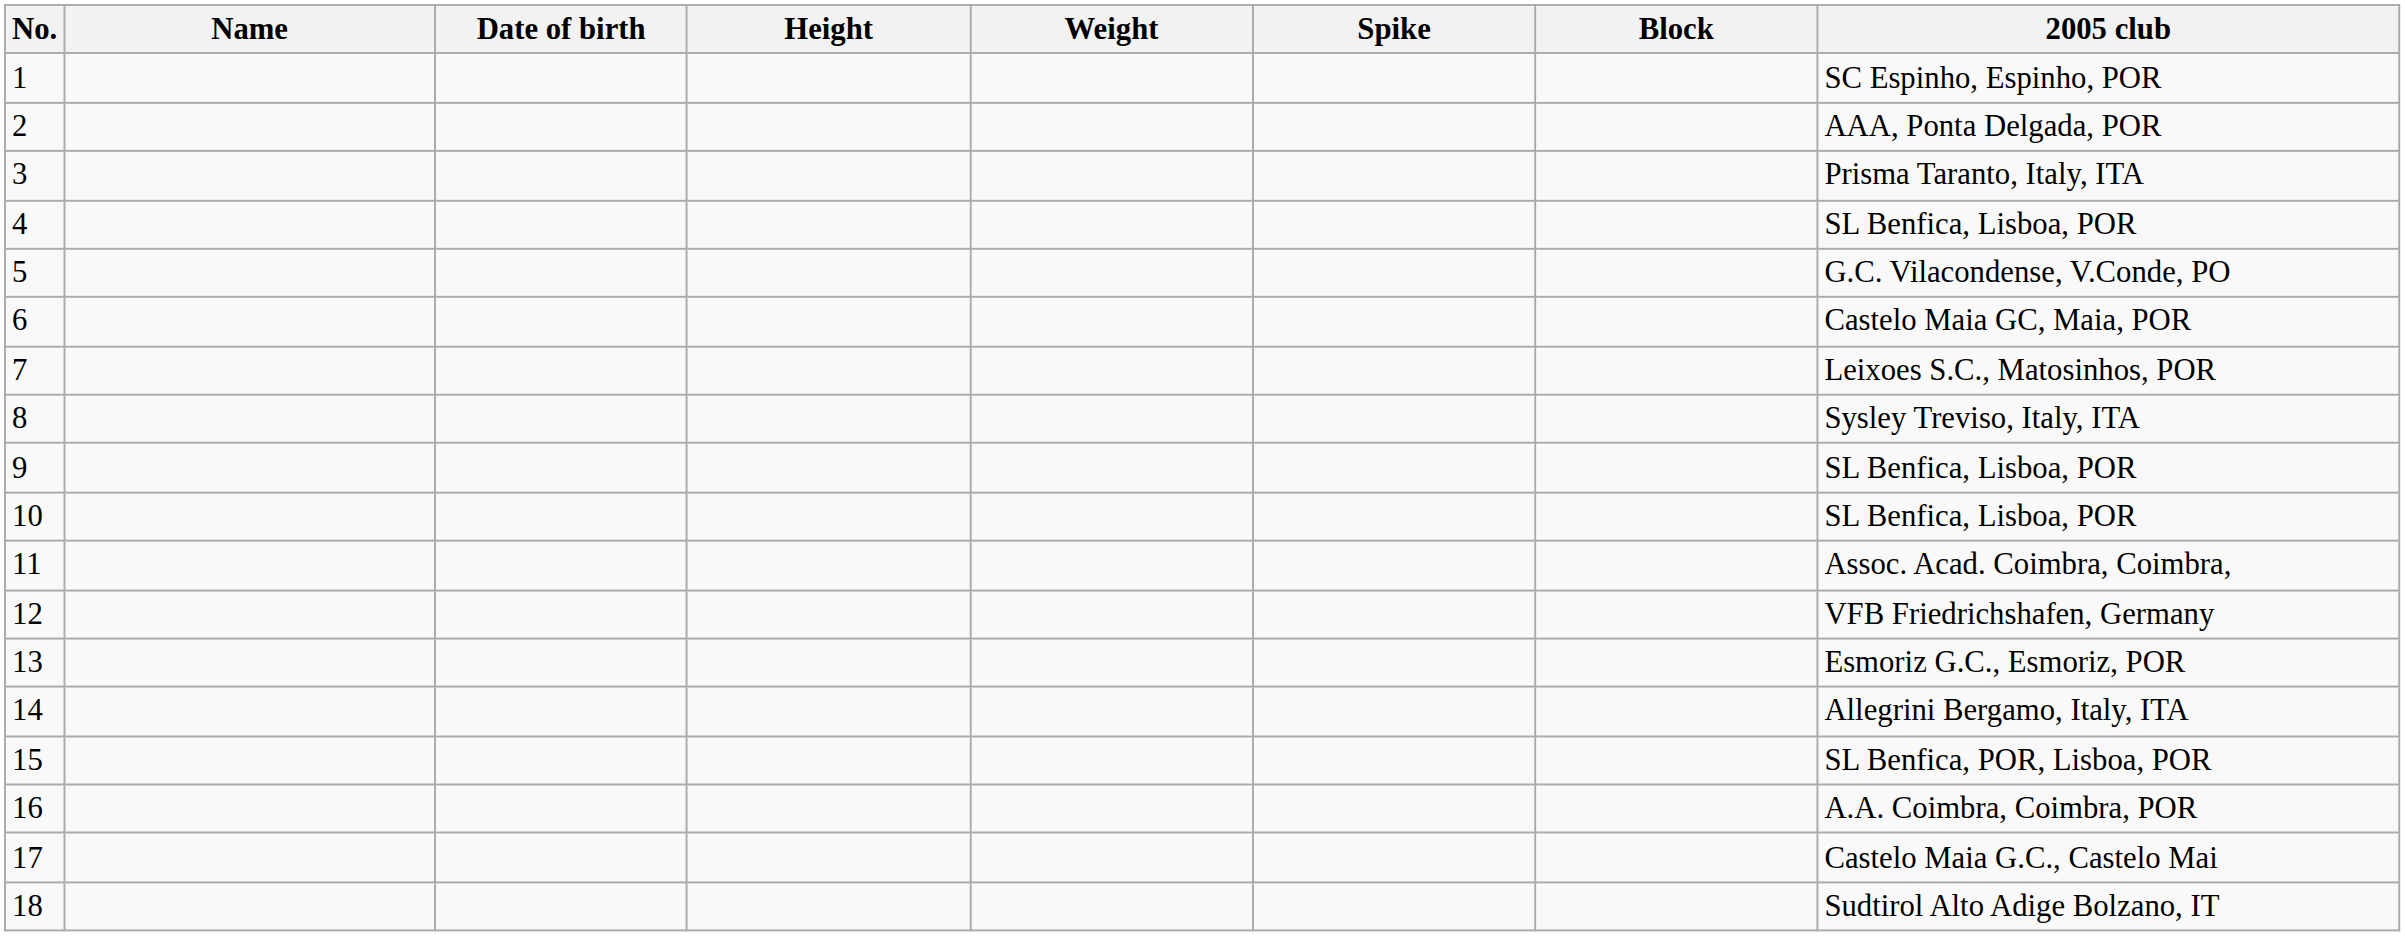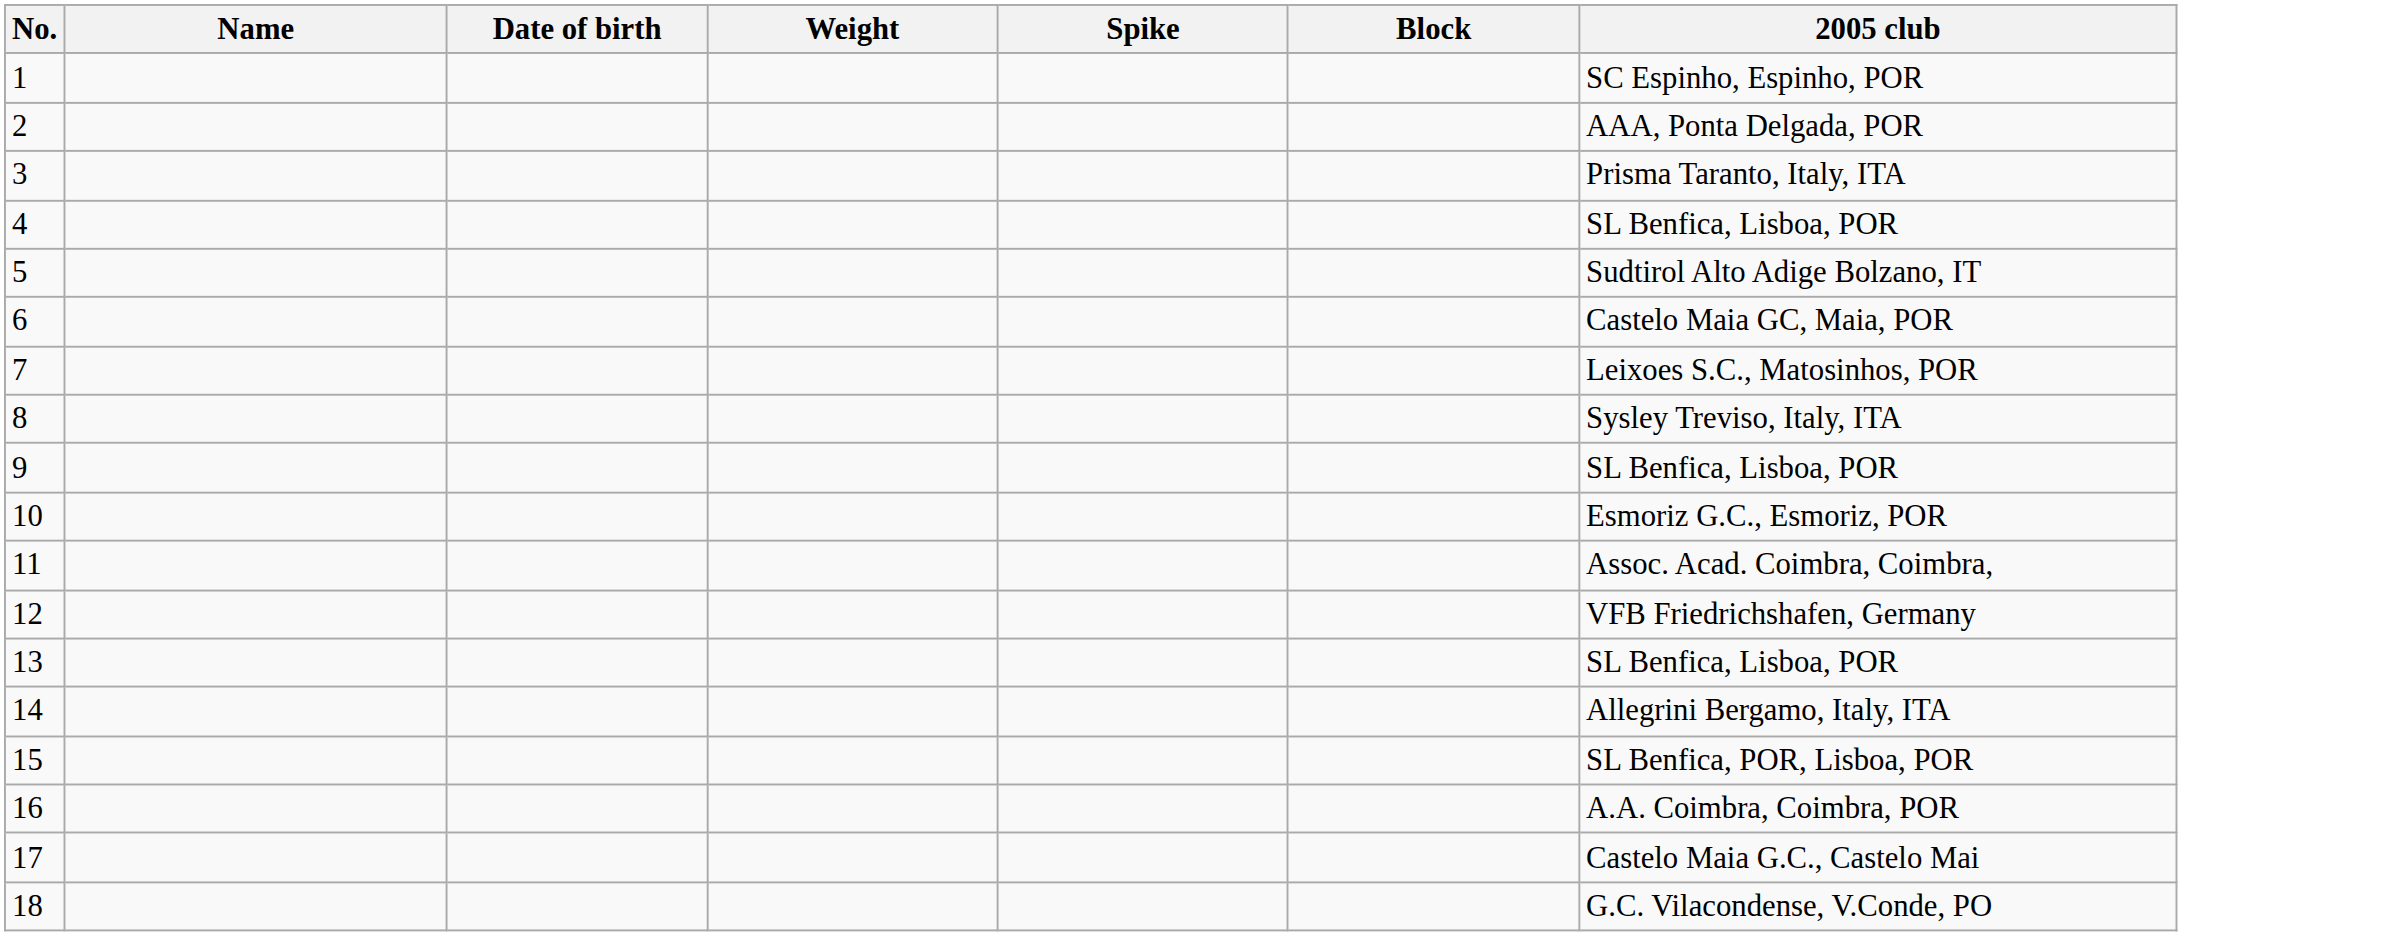- column: (829, 28)
(2027, 272) G.C. Vilacondense, V.Conde, PO -> (1784, 272) Sudtirol Alto Adige Bolzano, IT
(1980, 516) SL Benfica, Lisboa, POR -> (1767, 516) Esmoriz G.C., Esmoriz, POR
(2005, 662) Esmoriz G.C., Esmoriz, POR -> (1742, 662) SL Benfica, Lisboa, POR
(2022, 905) Sudtirol Alto Adige Bolzano, IT -> (1789, 905) G.C. Vilacondense, V.Conde, PO
